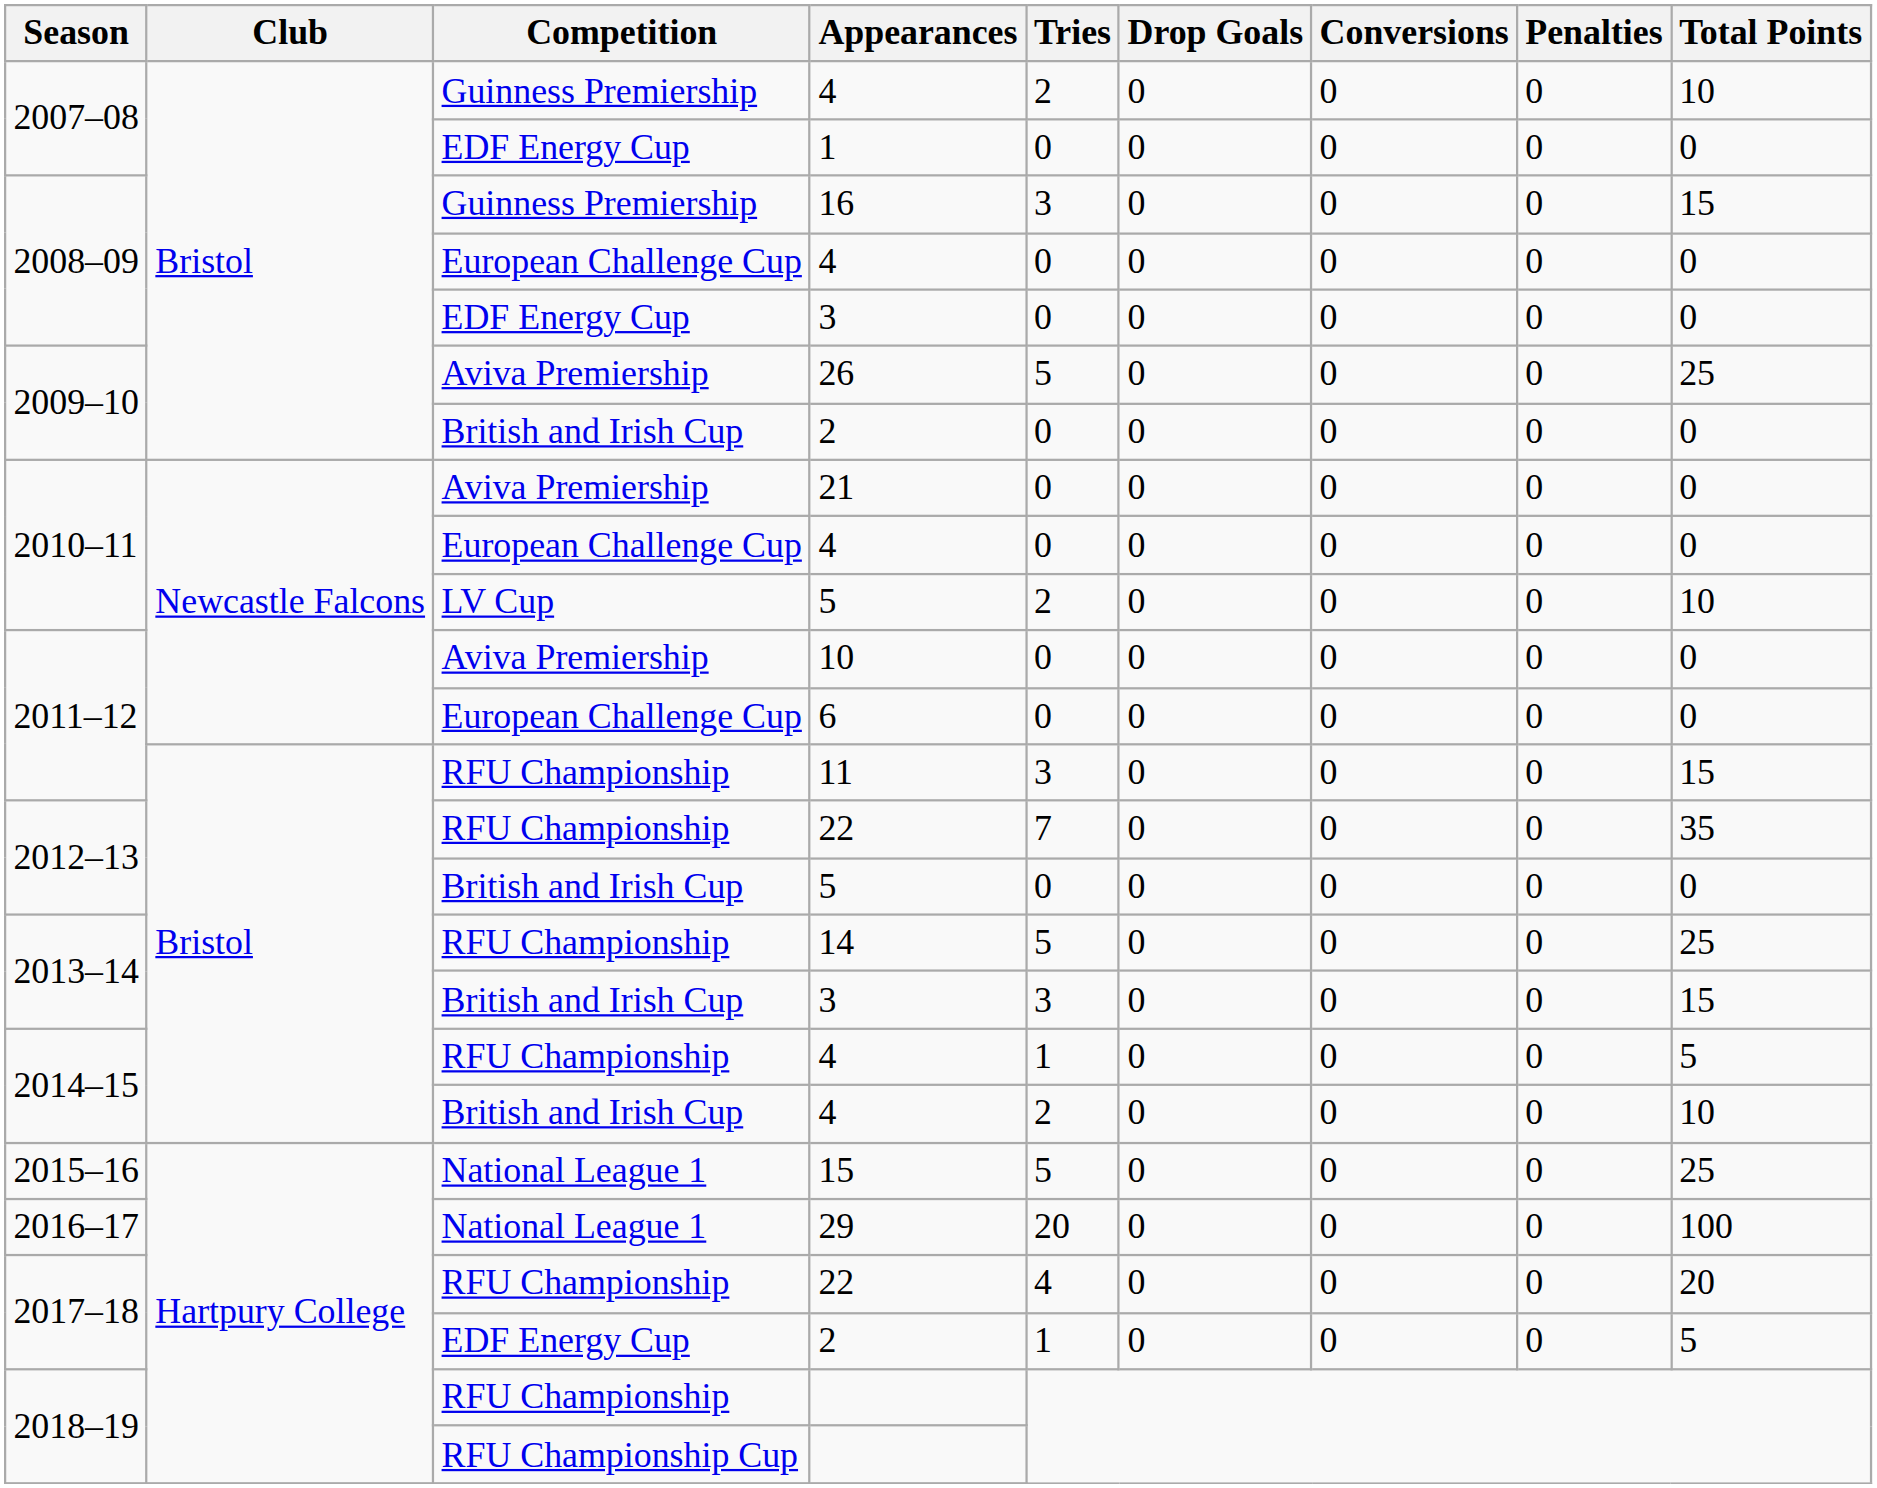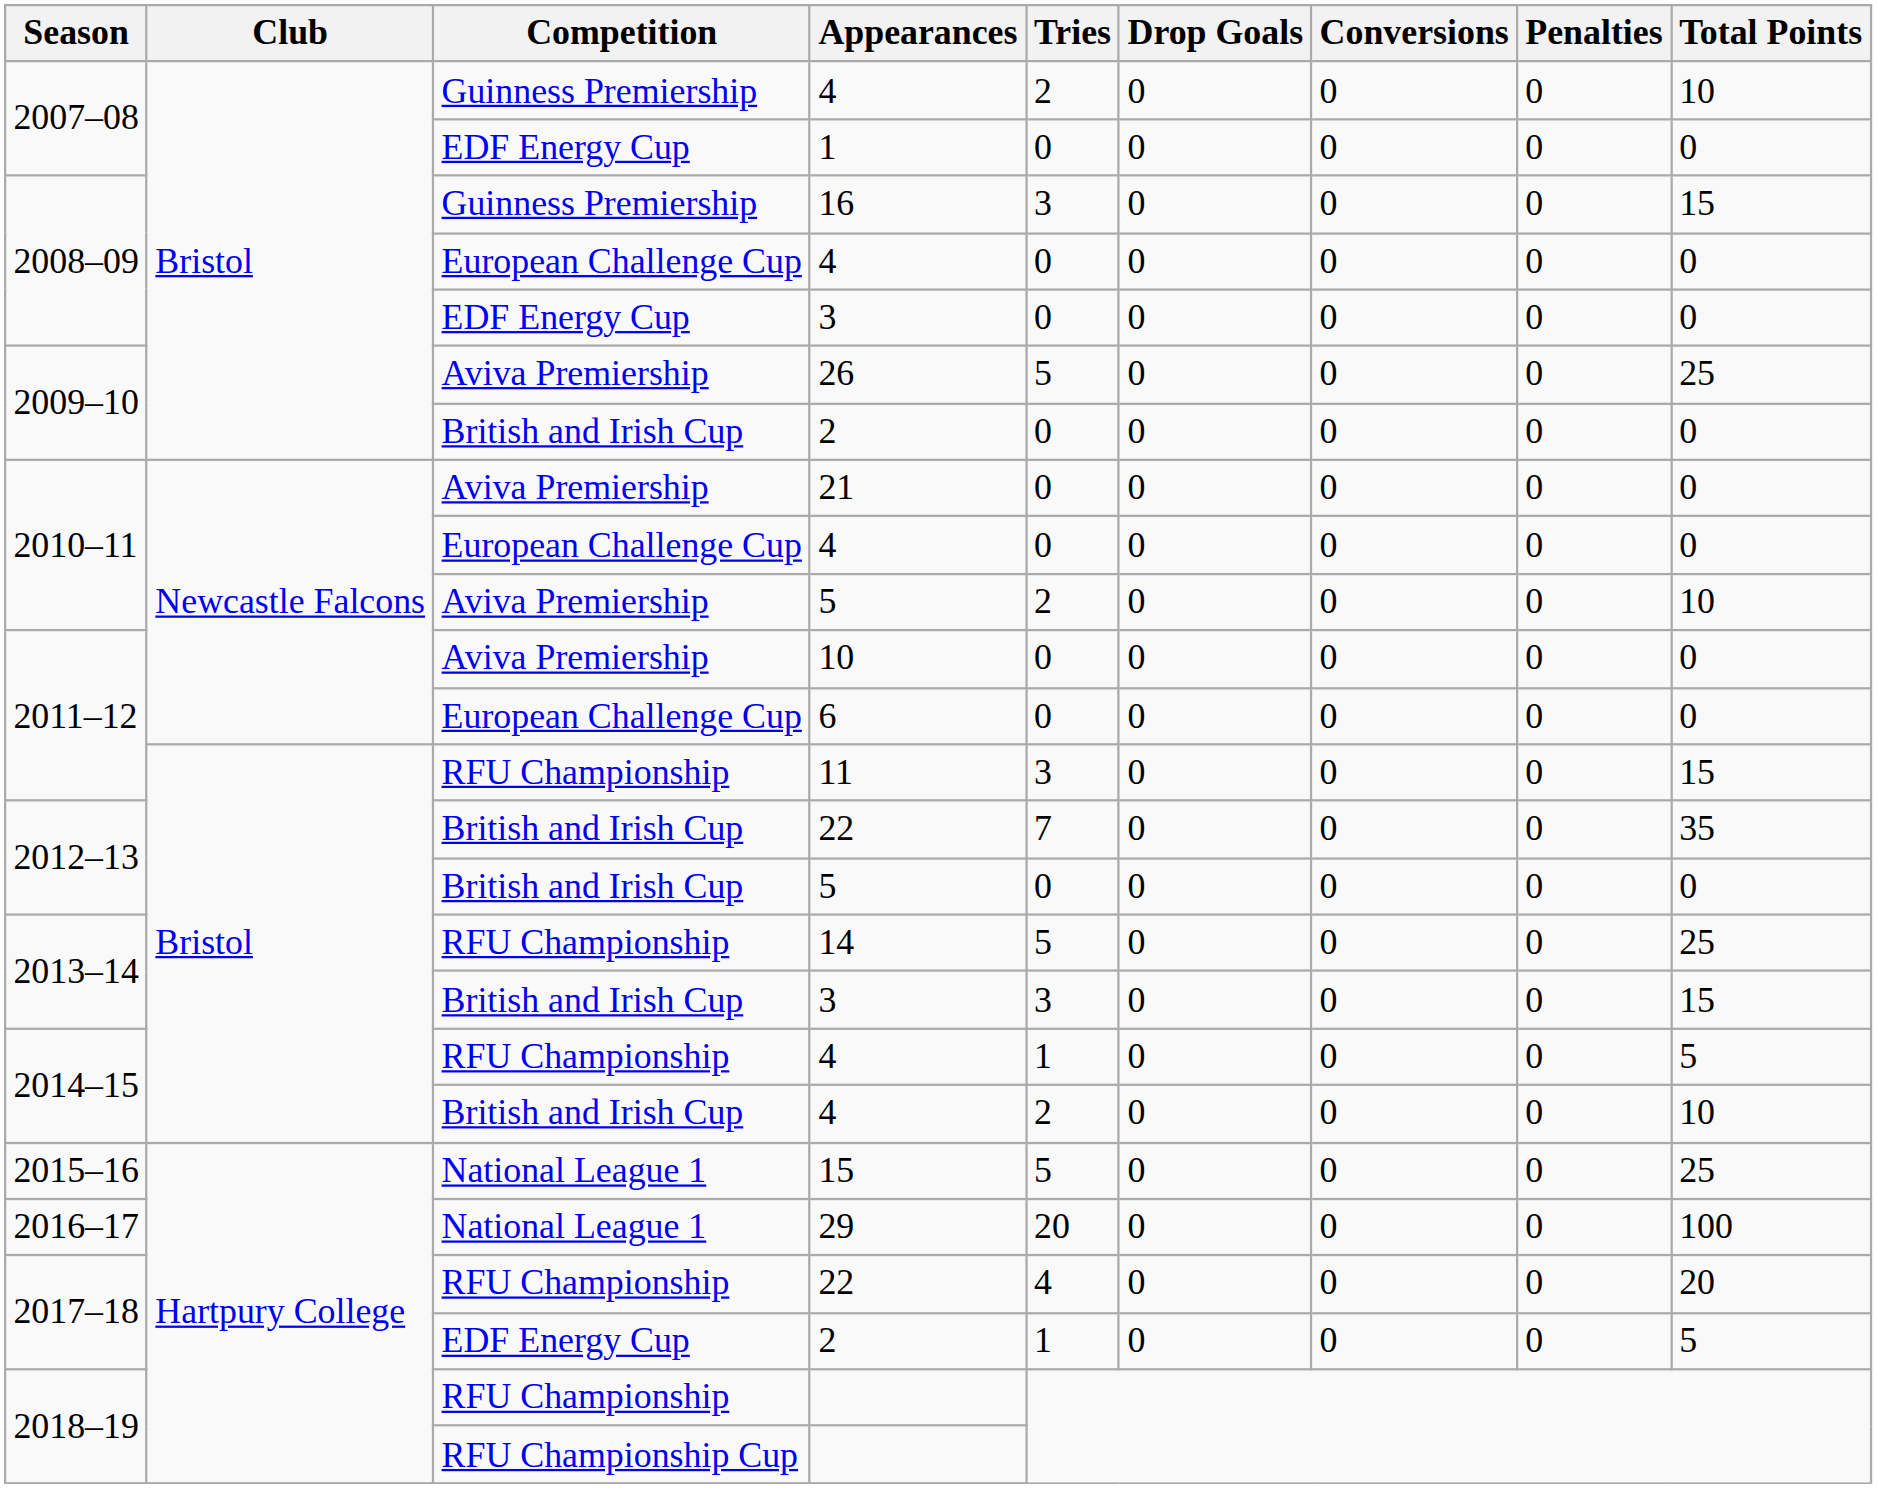(498, 601) LV Cup -> (575, 601) Aviva Premiership
(585, 828) RFU Championship -> (592, 828) British and Irish Cup
